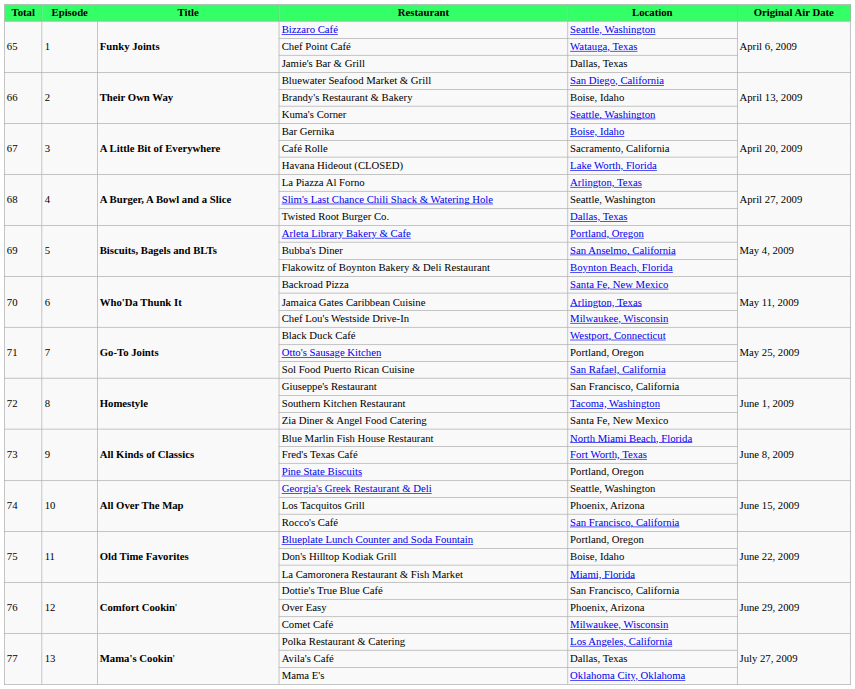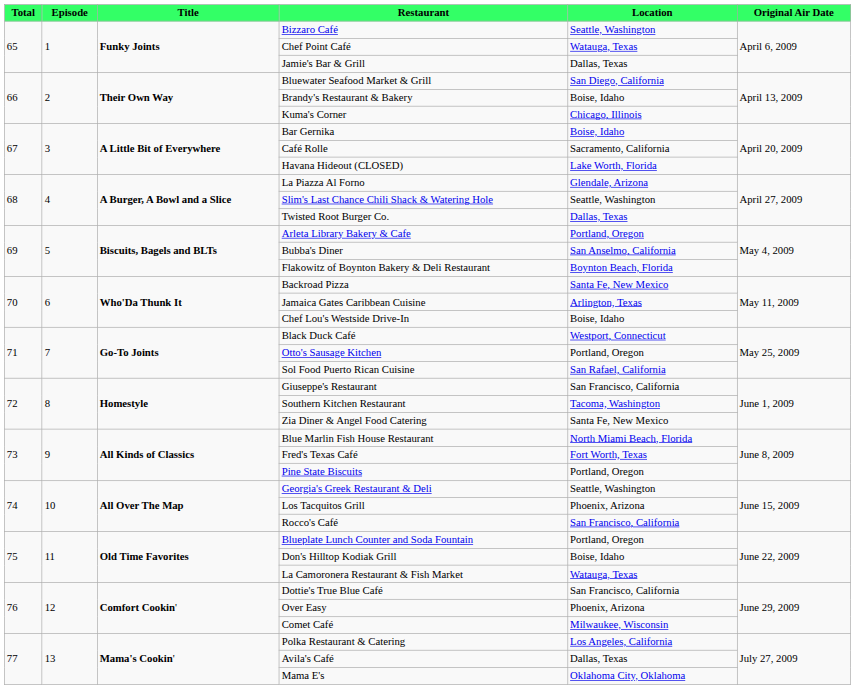(613, 115) Seattle, Washington -> (606, 115) Chicago, Illinois
(606, 183) Arlington, Texas -> (609, 183) Glendale, Arizona
(619, 319) Milwaukee, Wisconsin -> (597, 319) Boise, Idaho
(603, 574) Miami, Florida -> (604, 574) Watauga, Texas
